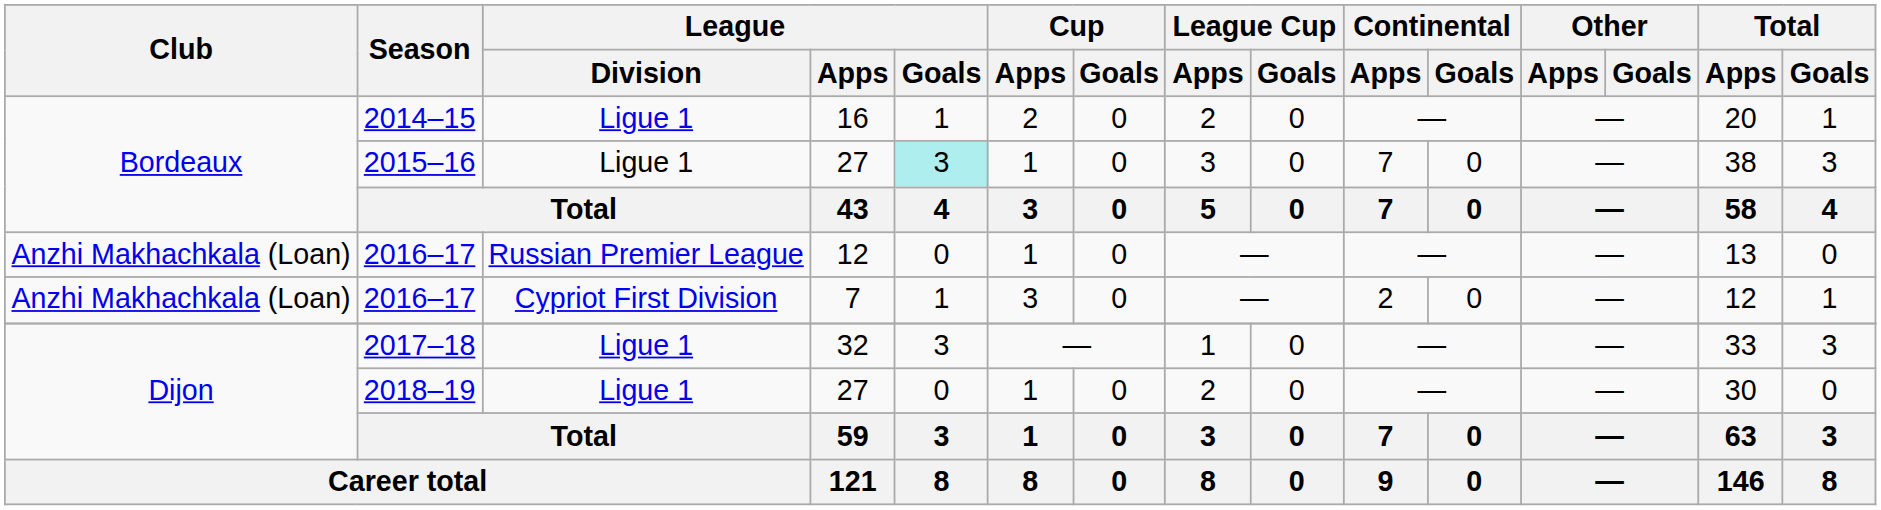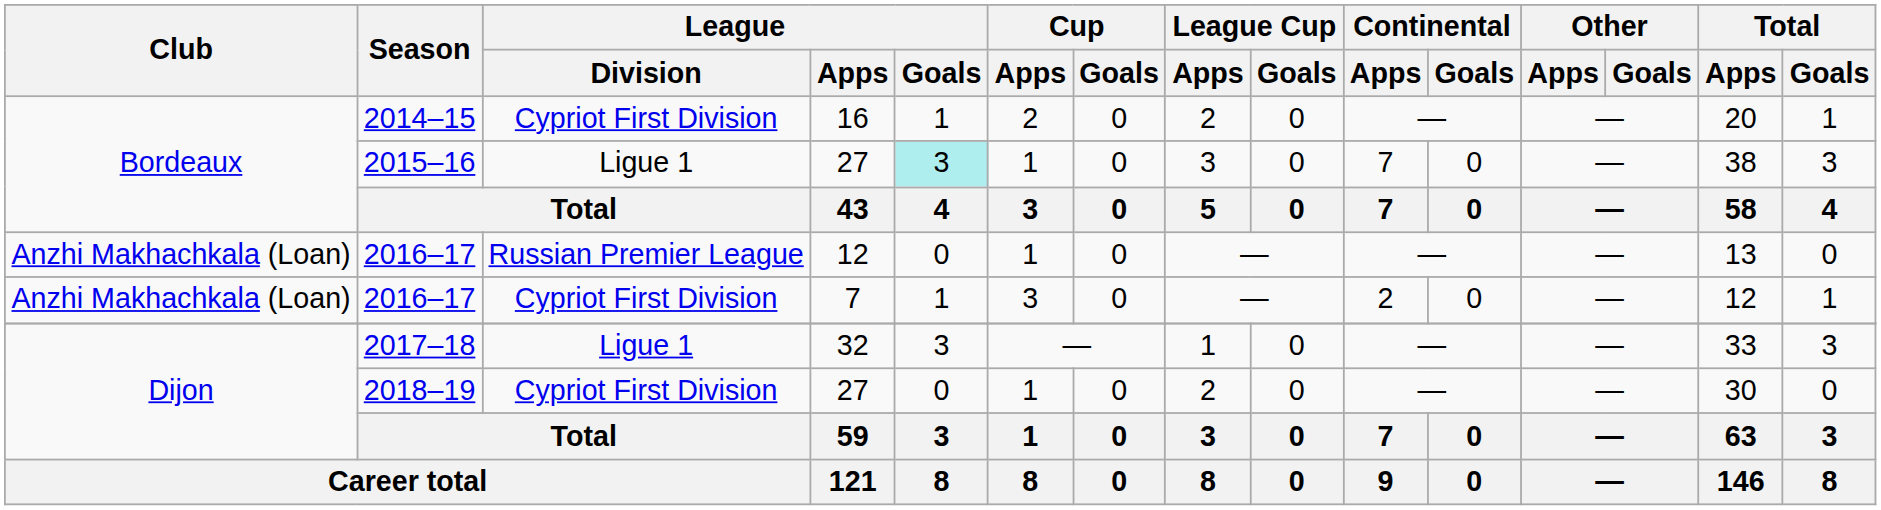(646, 118) Ligue 1 -> (646, 118) Cypriot First Division
(646, 390) Ligue 1 -> (646, 390) Cypriot First Division
